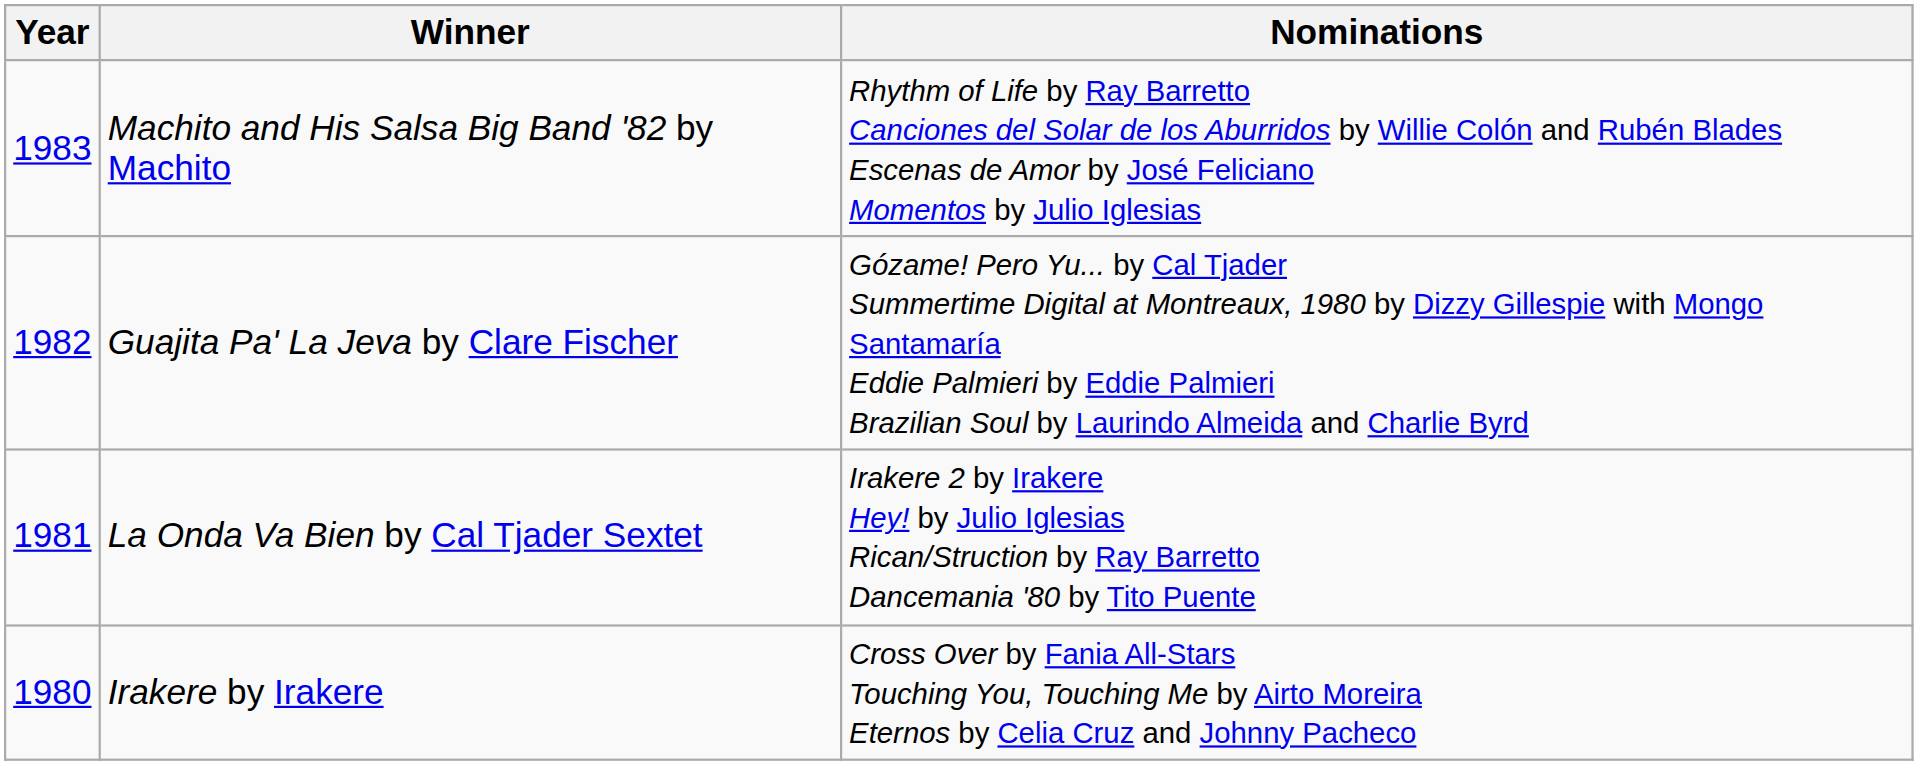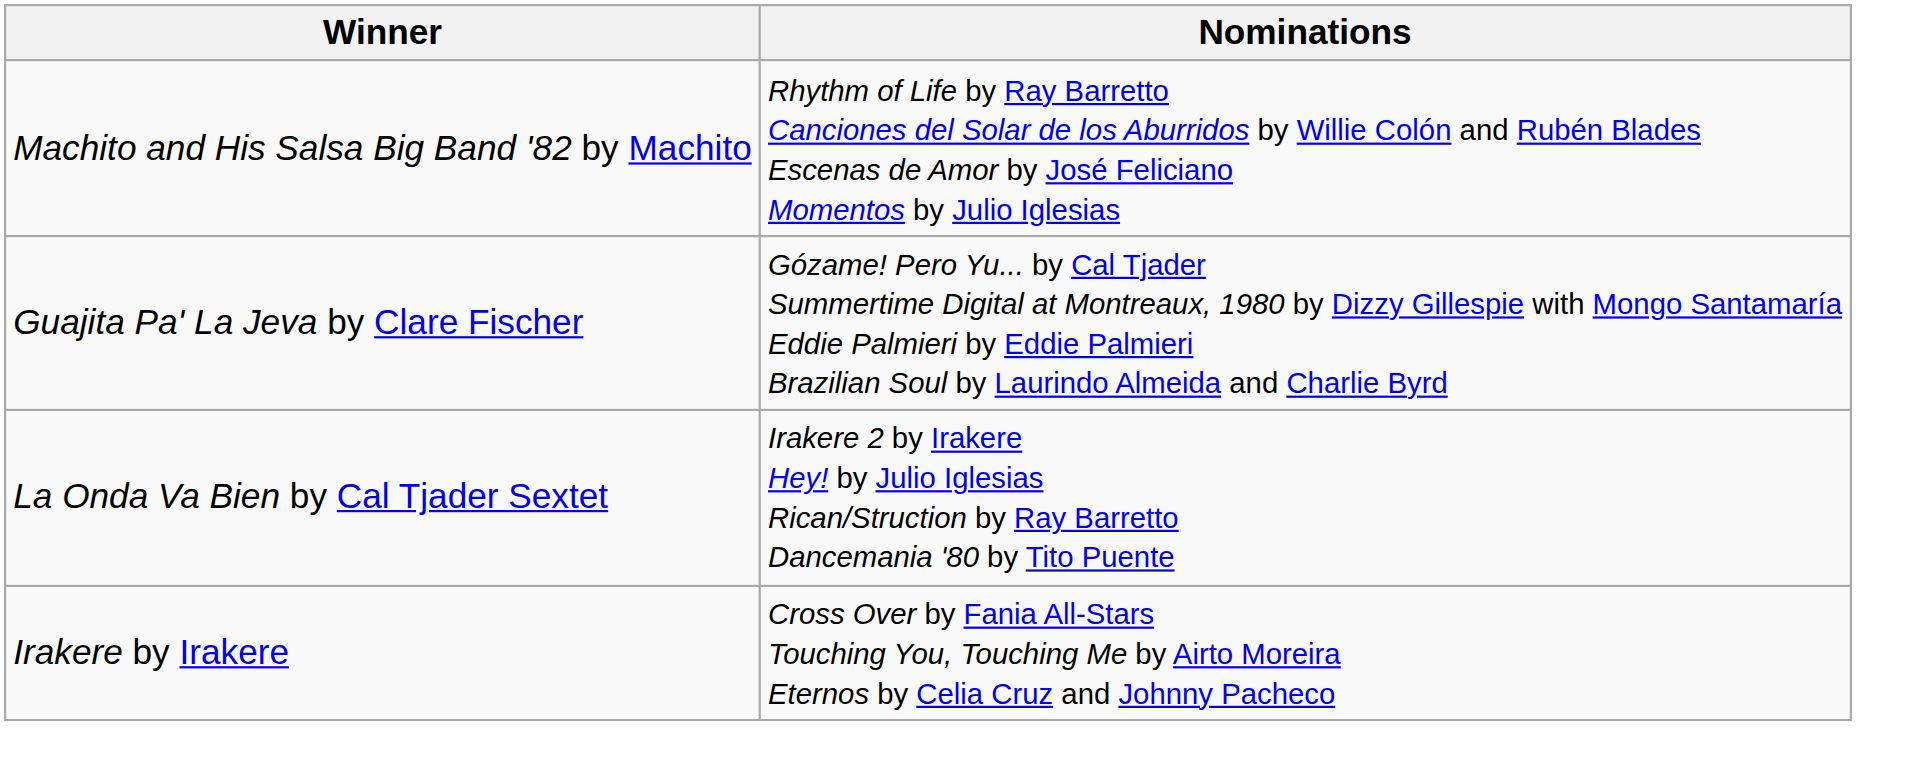- column: (52, 32)
